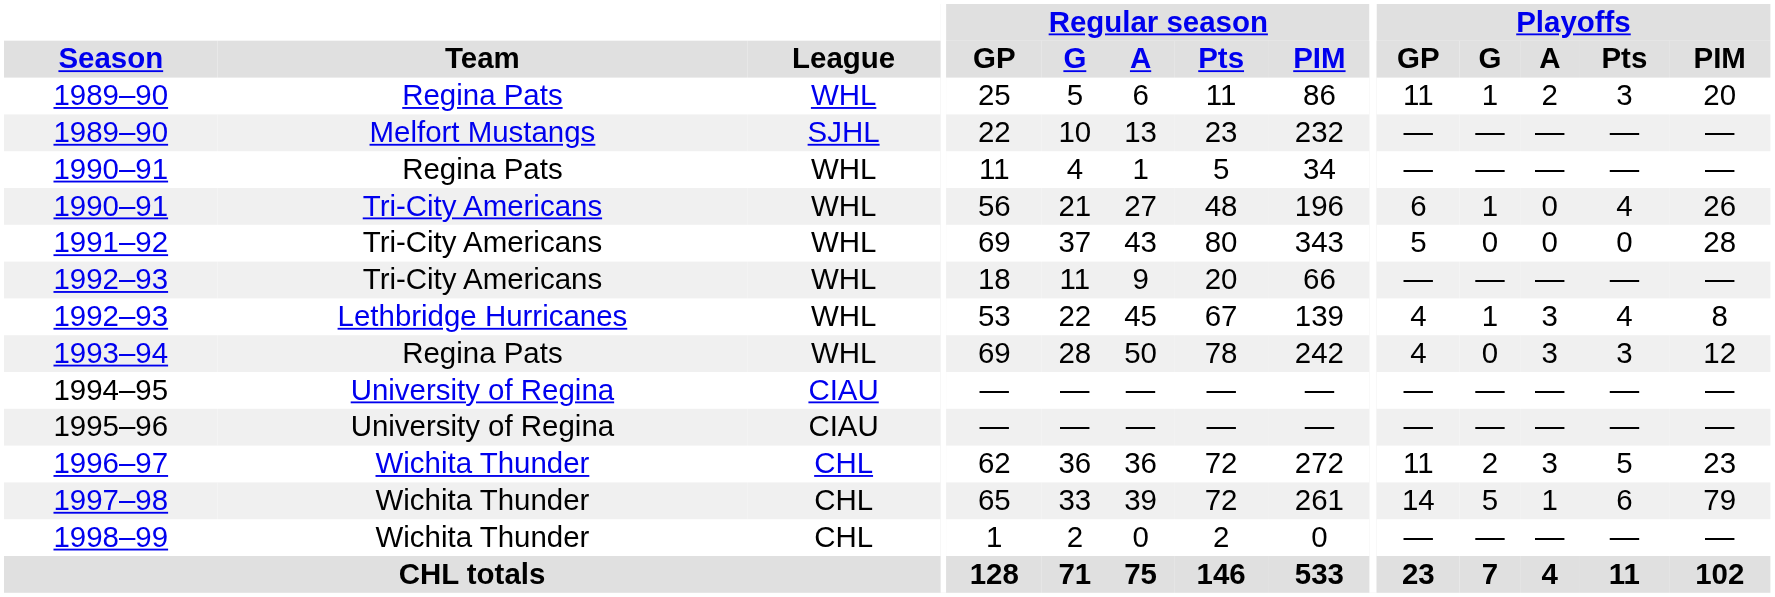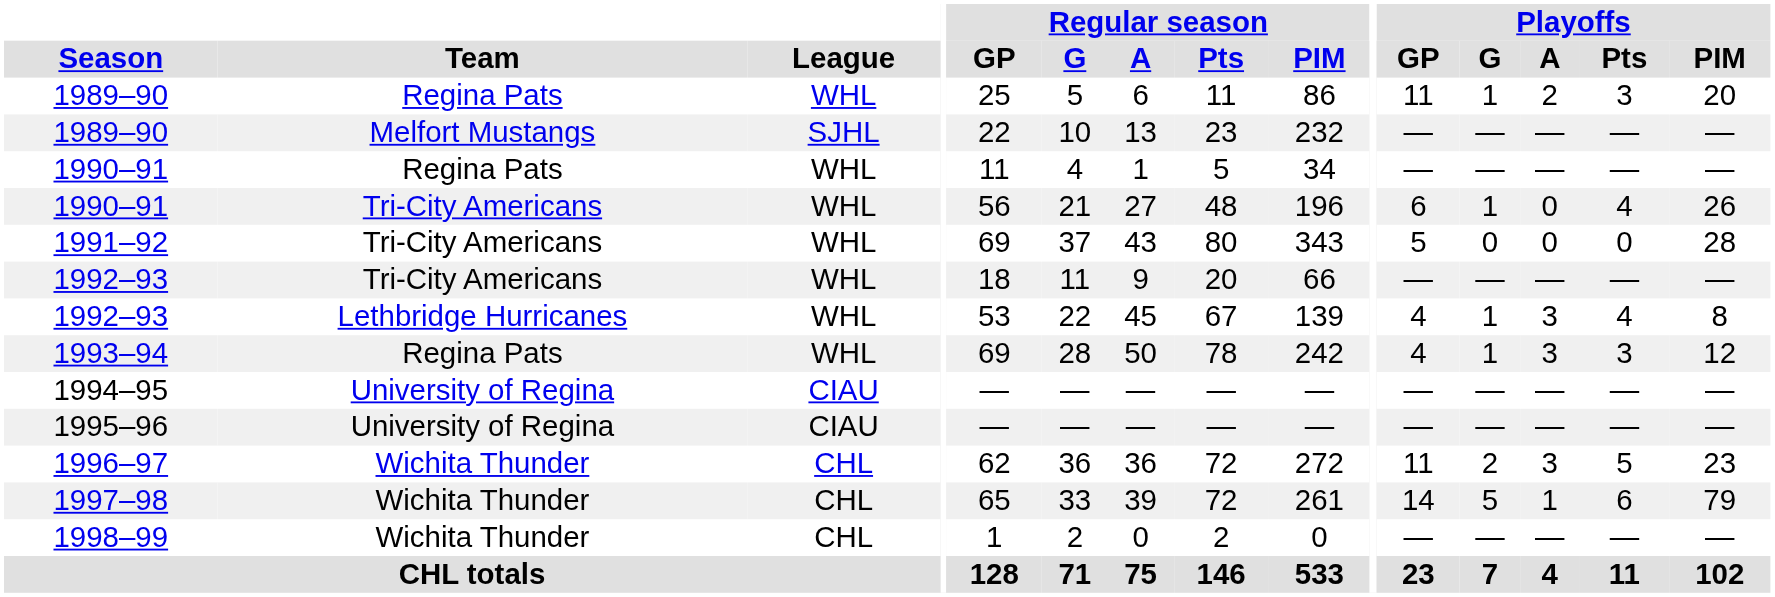(1490, 353) 0 -> (1490, 353) 1
